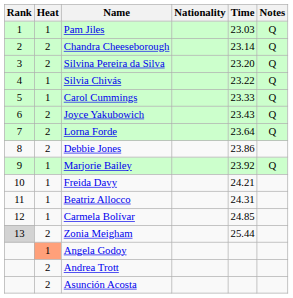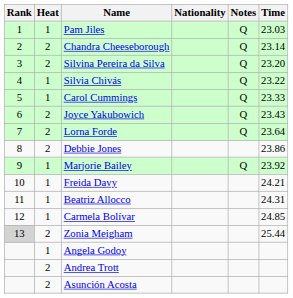columns swapped: (243, 13) <-> (272, 13)
(48, 251) lightsalmon background -> (48, 251) no background
